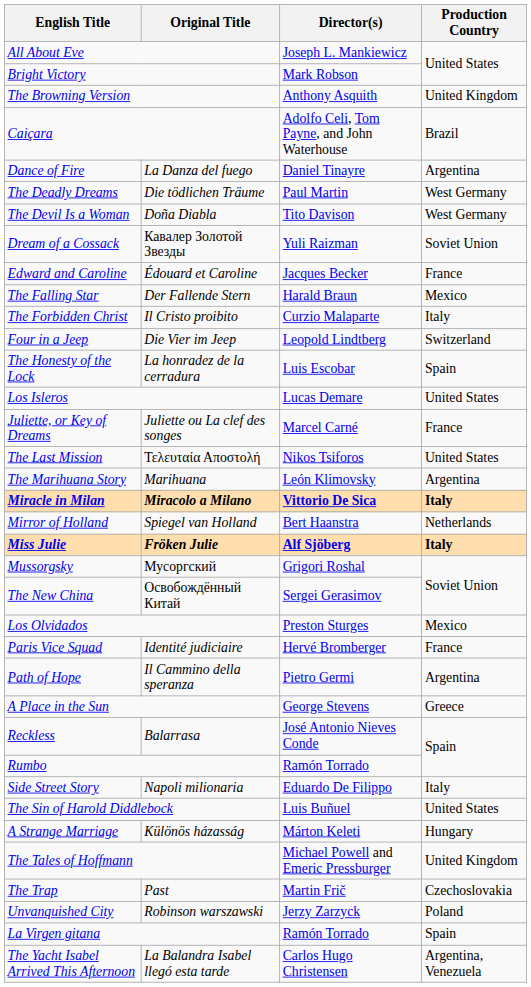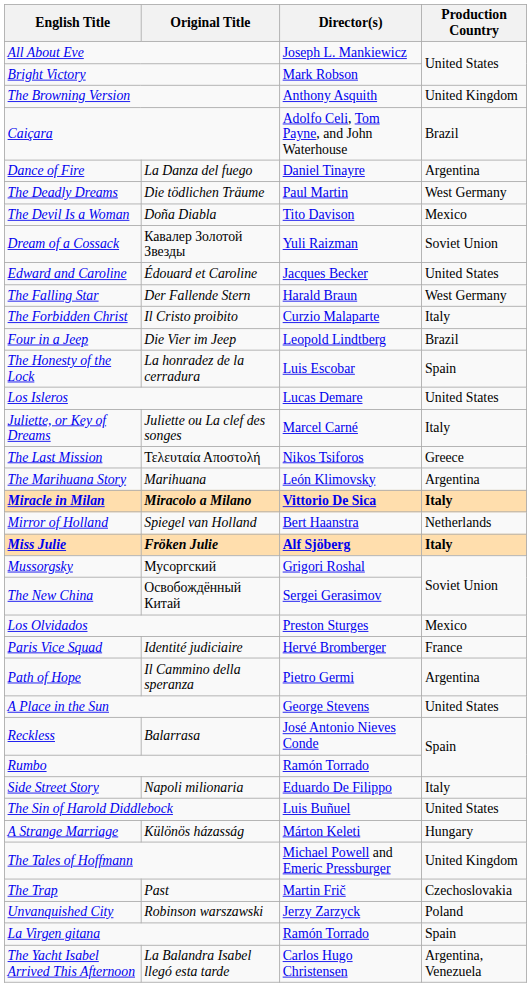(466, 214) West Germany -> (446, 214) Mexico
(444, 273) France -> (462, 273) United States
(446, 295) Mexico -> (466, 295) West Germany
(458, 339) Switzerland -> (442, 339) Brazil
(444, 427) France -> (438, 427) Italy
(462, 457) United States -> (444, 457) Greece
(444, 706) Greece -> (462, 706) United States
